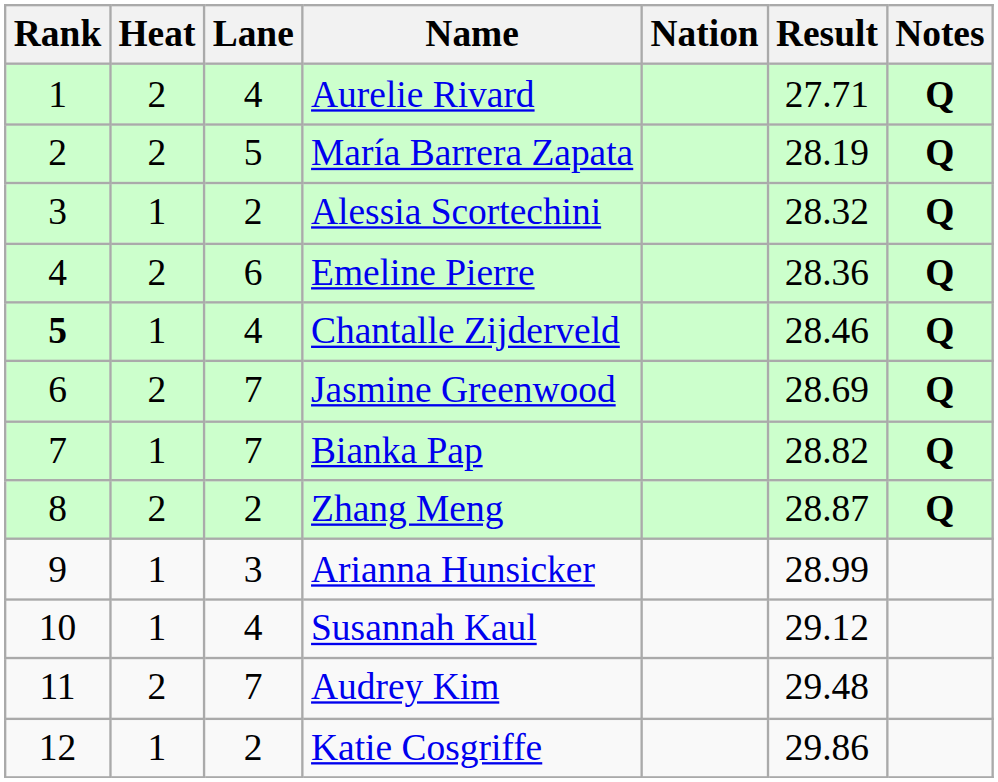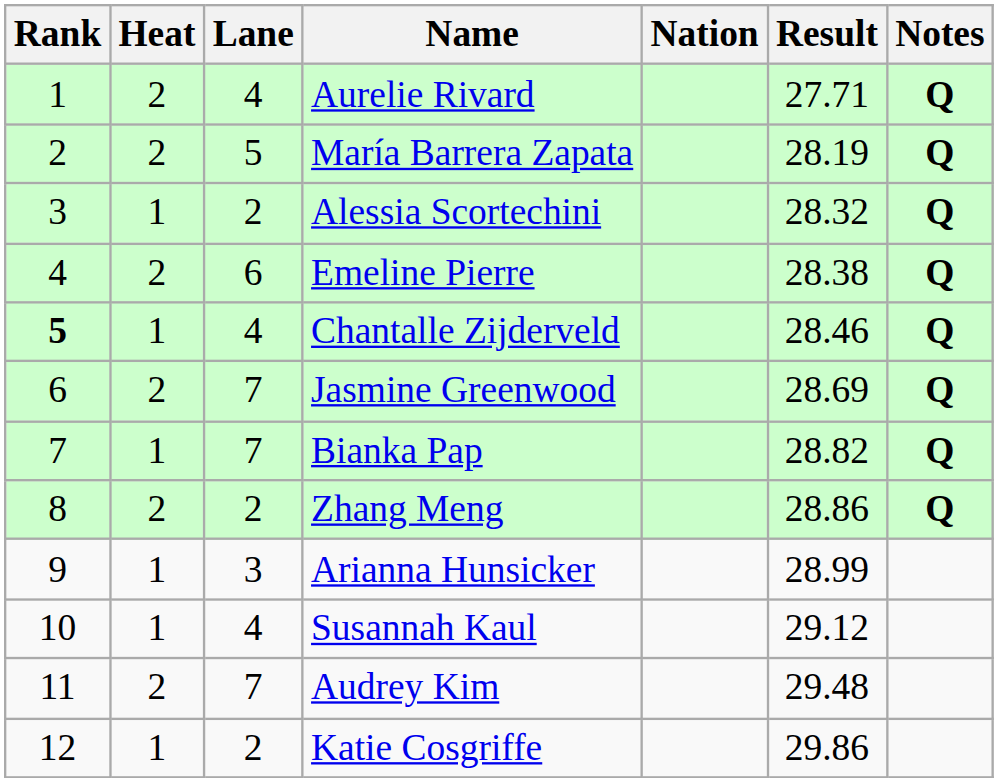(827, 271) 28.36 -> (827, 271) 28.38
(827, 509) 28.87 -> (827, 509) 28.86
